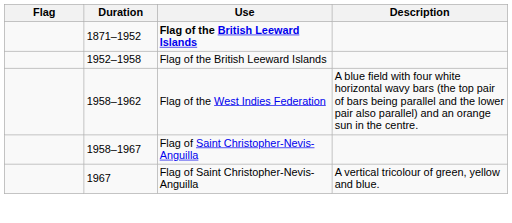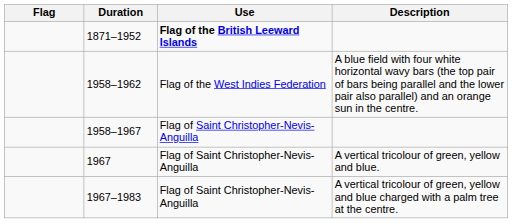- row: (114, 59)
+ row: (114, 197)
